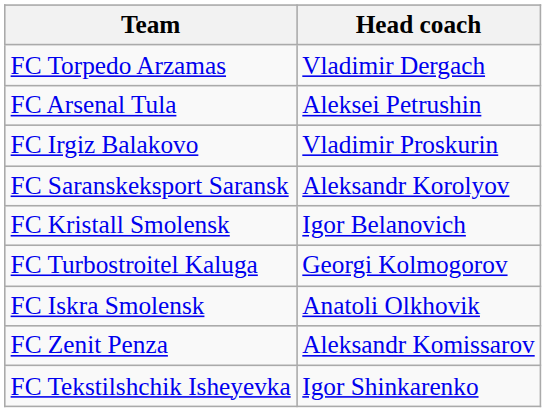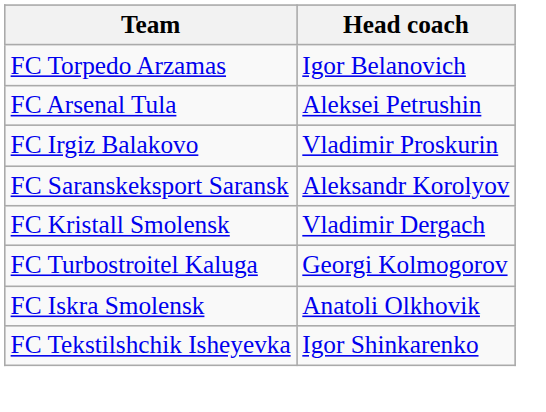(394, 64) Vladimir Dergach -> (384, 64) Igor Belanovich
(384, 225) Igor Belanovich -> (394, 225) Vladimir Dergach
- row: (89, 345)
